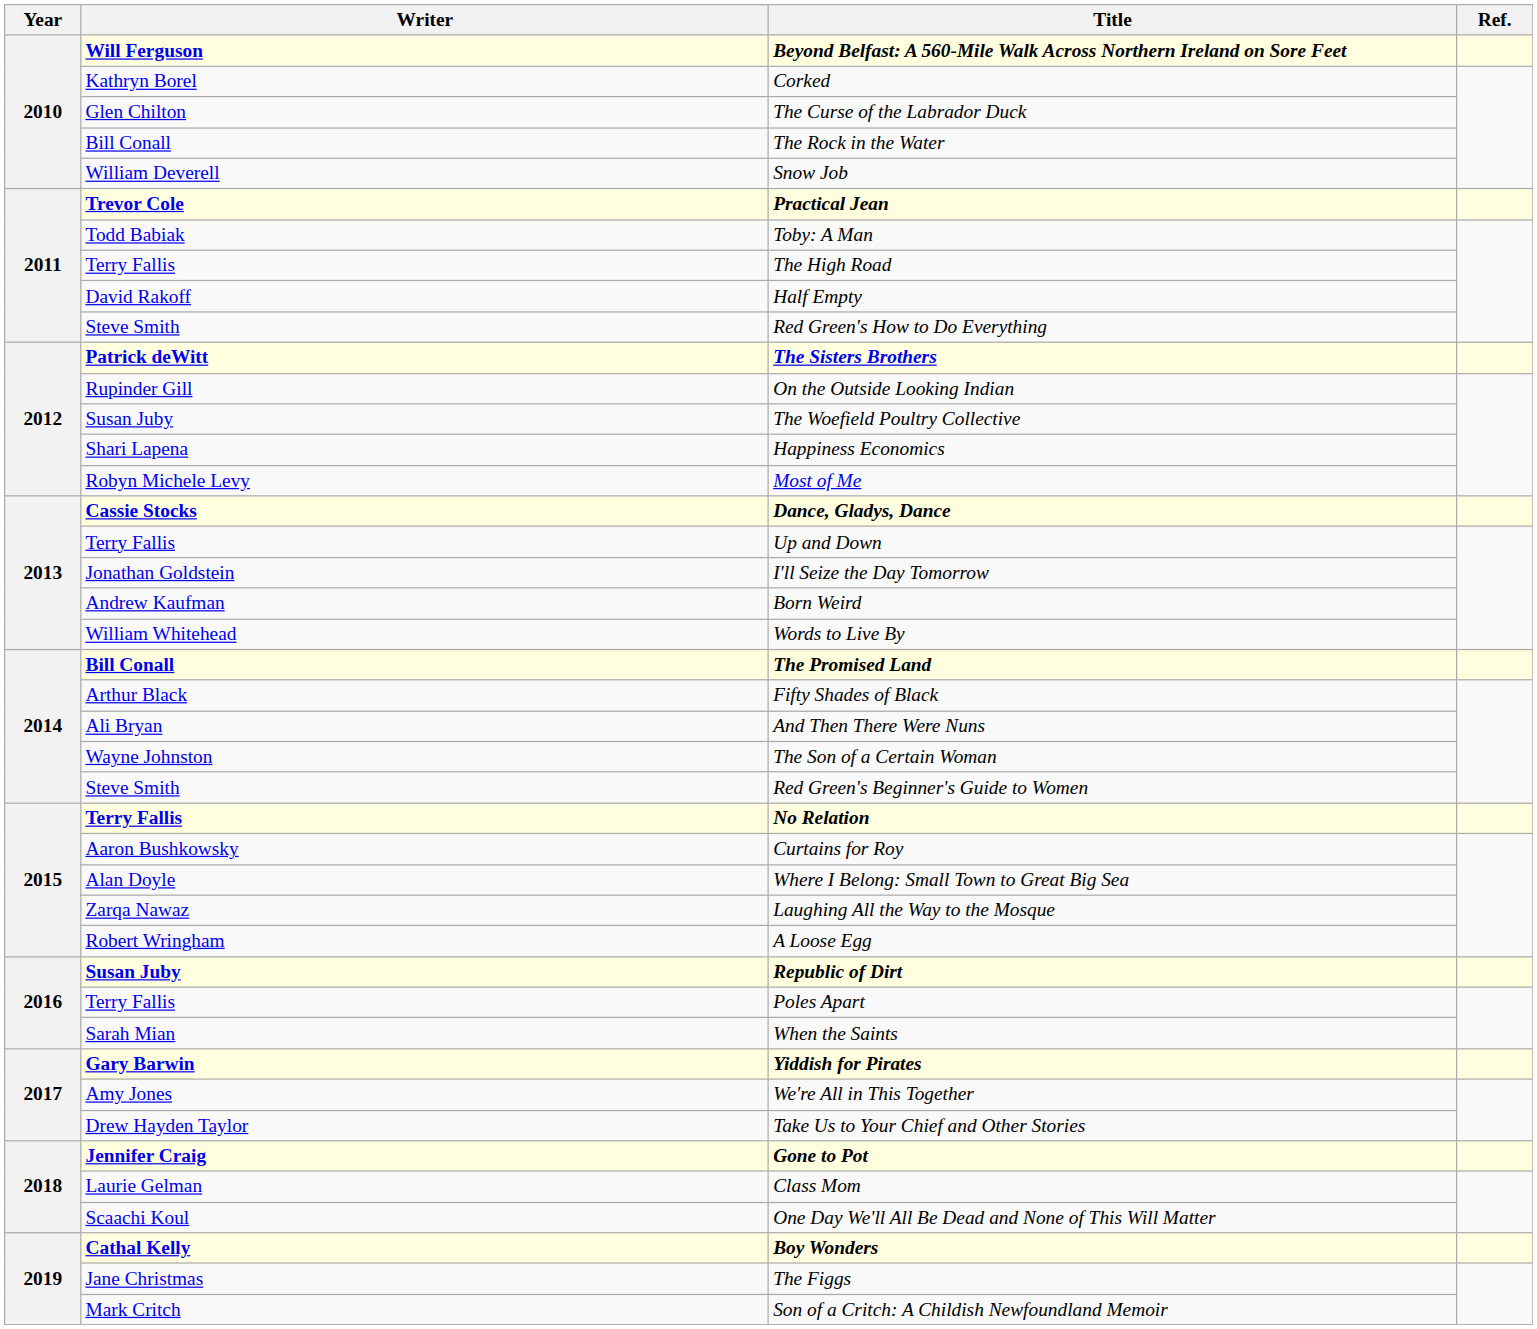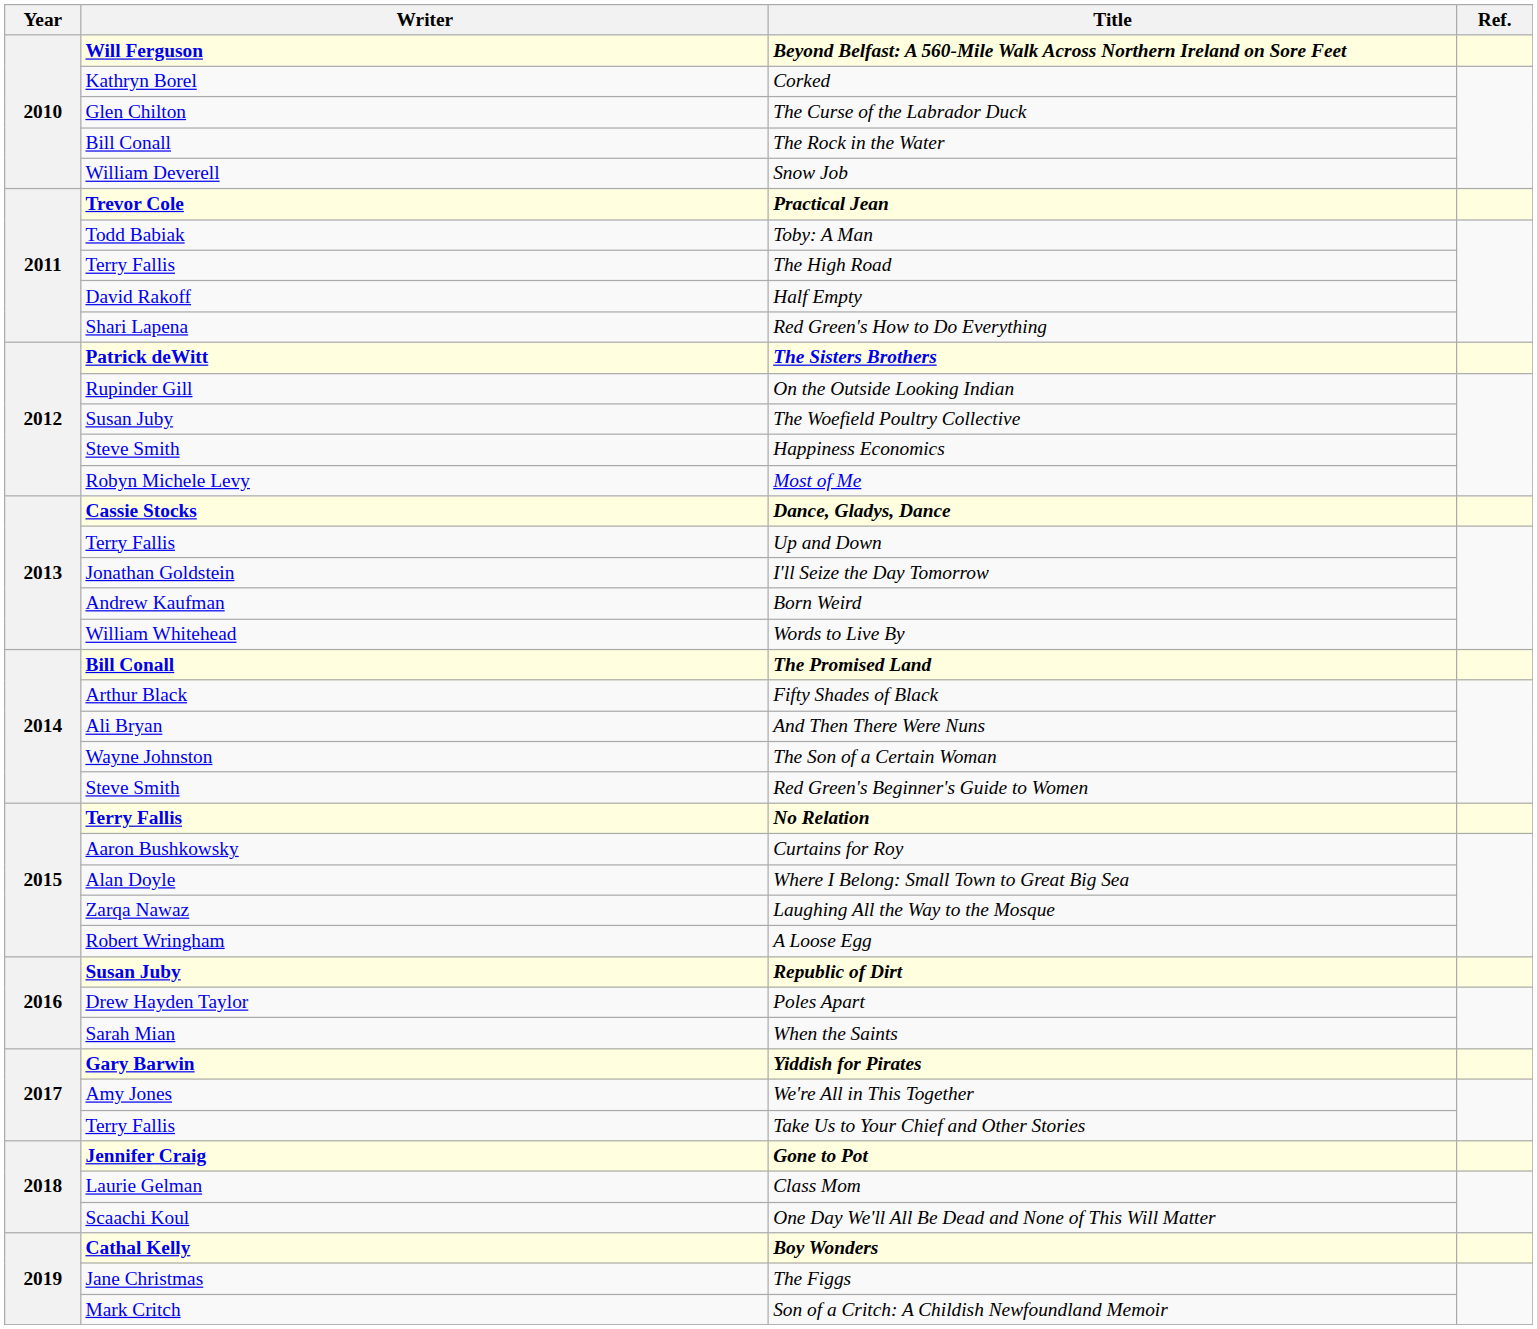(133, 326) Steve Smith -> (137, 326) Shari Lapena
(137, 449) Shari Lapena -> (133, 449) Steve Smith
(130, 1002) Terry Fallis -> (167, 1002) Drew Hayden Taylor
(167, 1125) Drew Hayden Taylor -> (130, 1125) Terry Fallis
